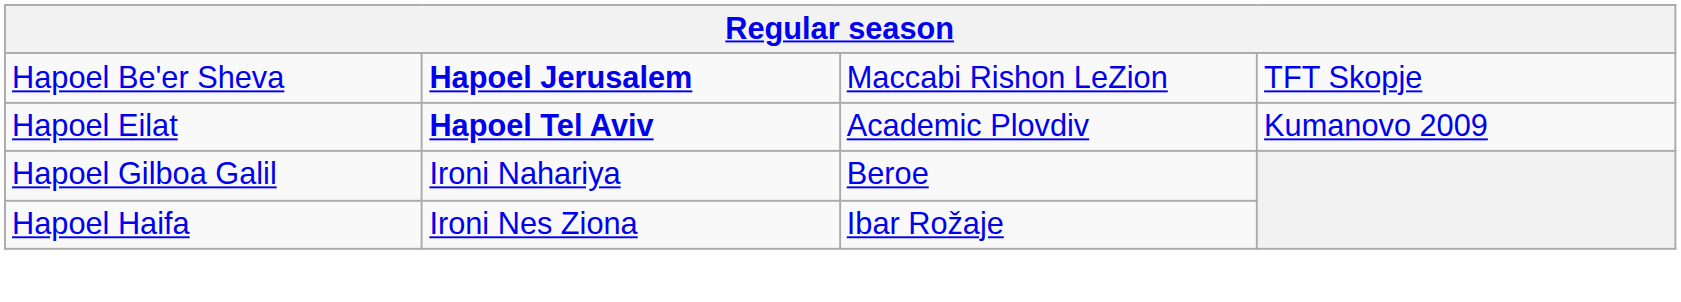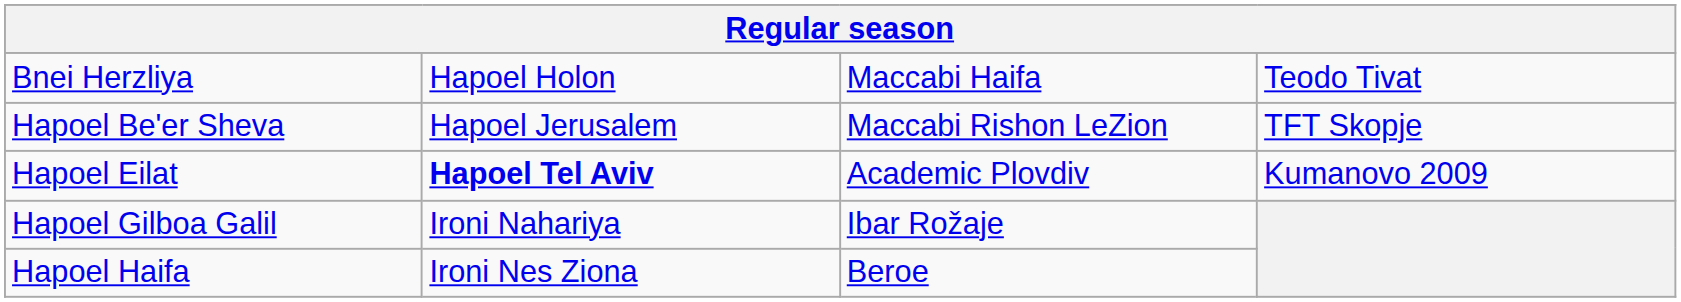+ row: (103, 77)
(561, 77) bold -> (553, 126) normal
(888, 175) Beroe -> (925, 223) Ibar Rožaje
(925, 223) Ibar Rožaje -> (888, 272) Beroe
